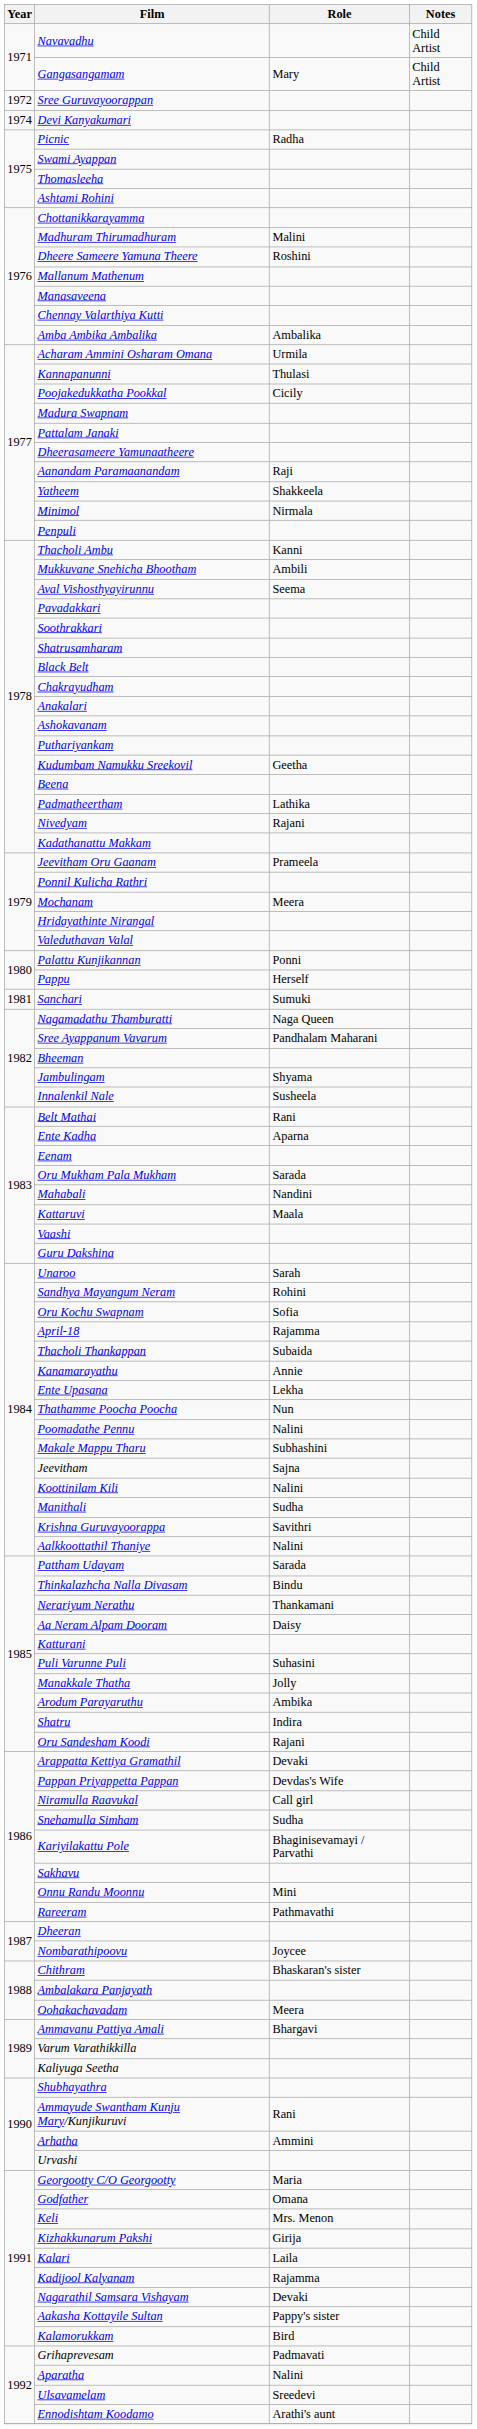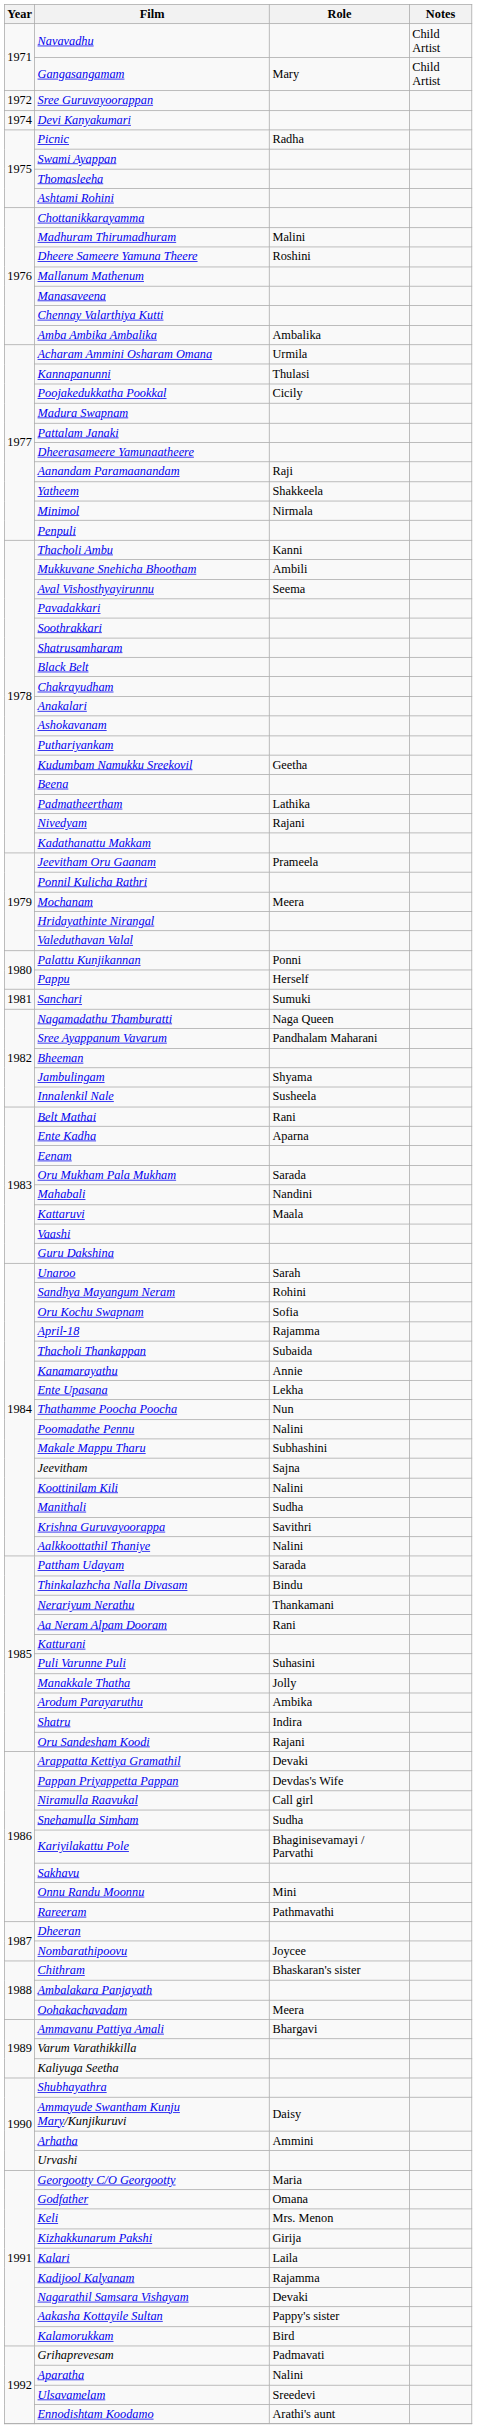(287, 1624) Daisy -> (284, 1624) Rani
(284, 2114) Rani -> (287, 2114) Daisy
